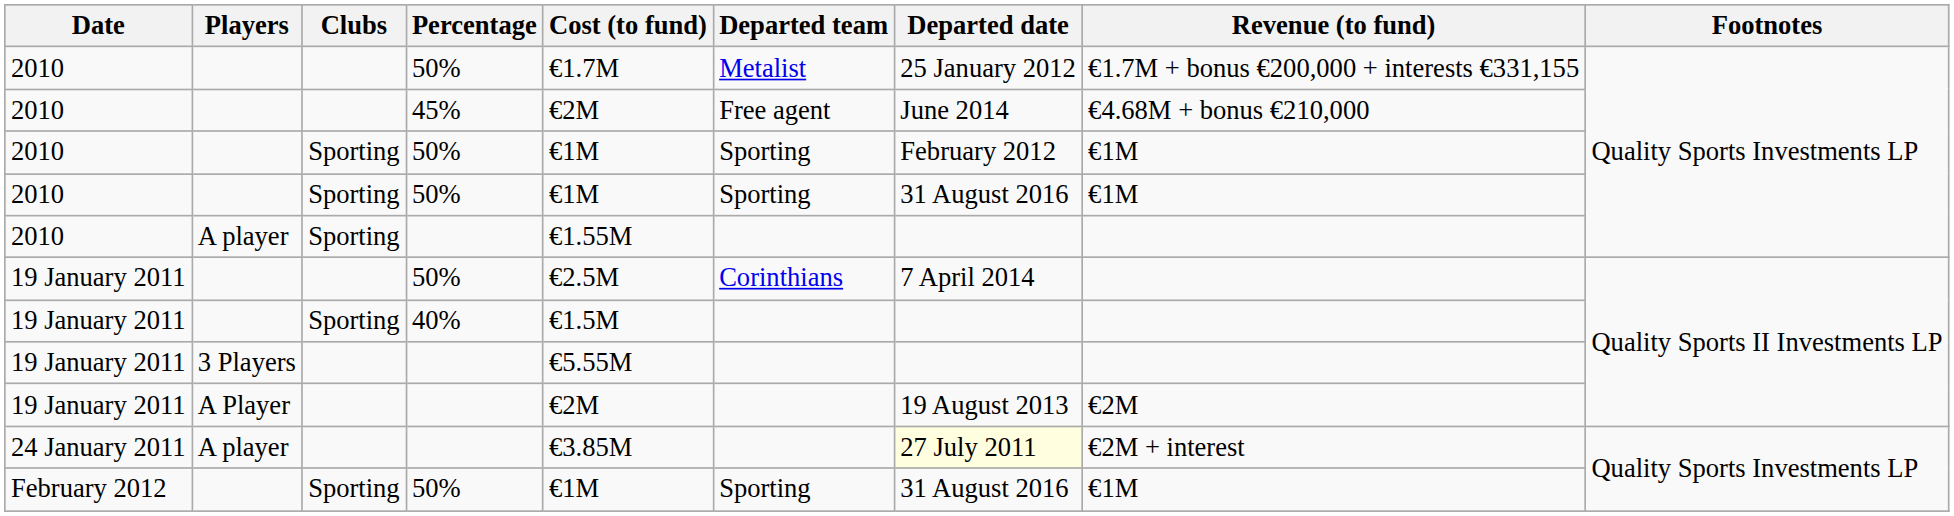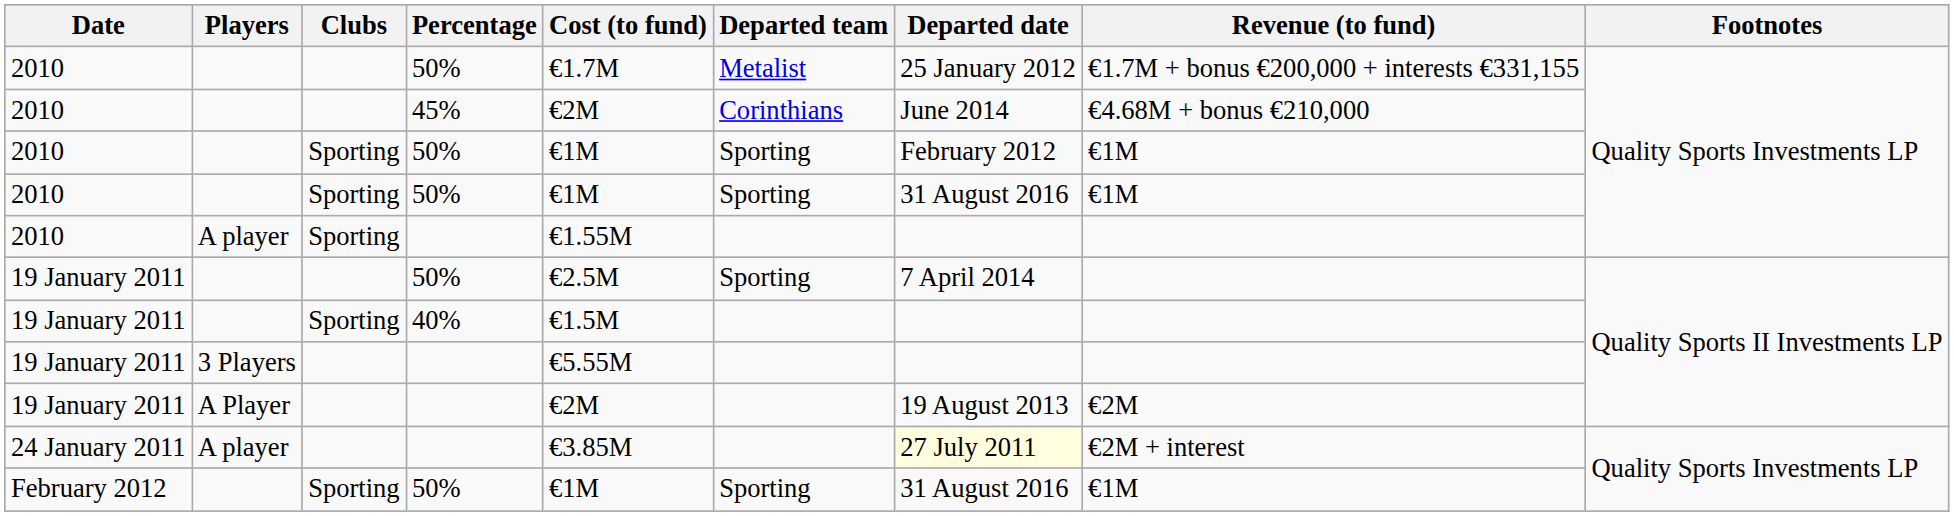(775, 109) Free agent -> (781, 109) Corinthians
(781, 278) Corinthians -> (765, 278) Sporting
